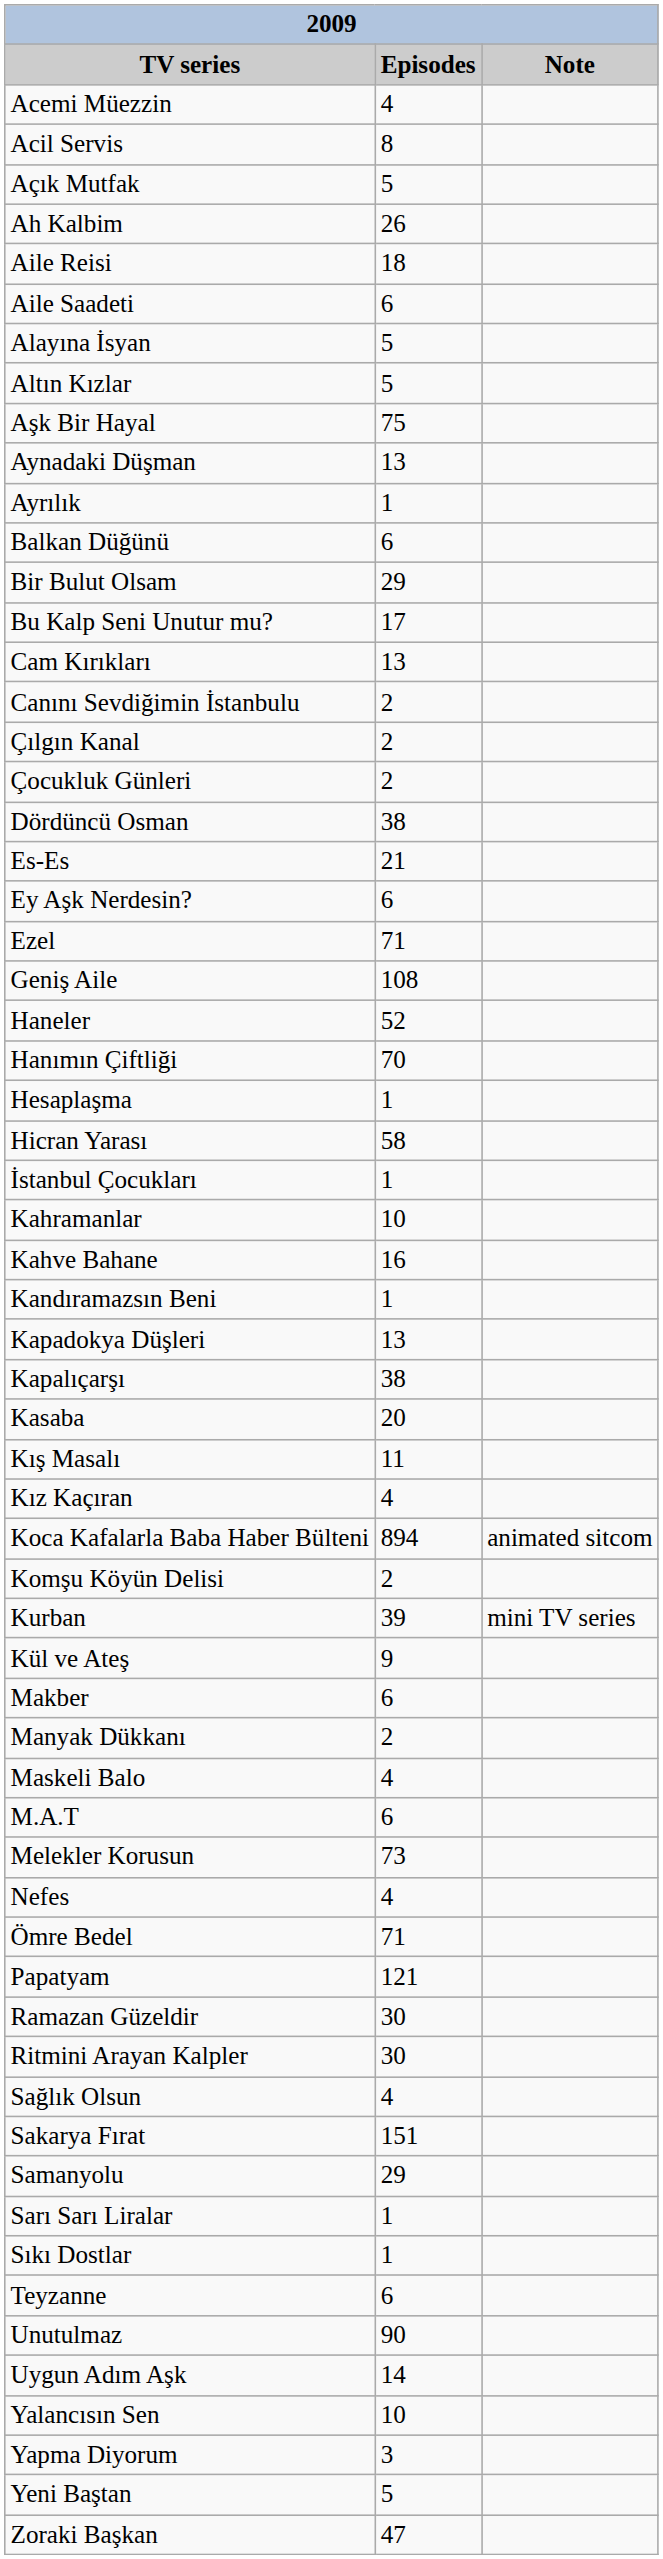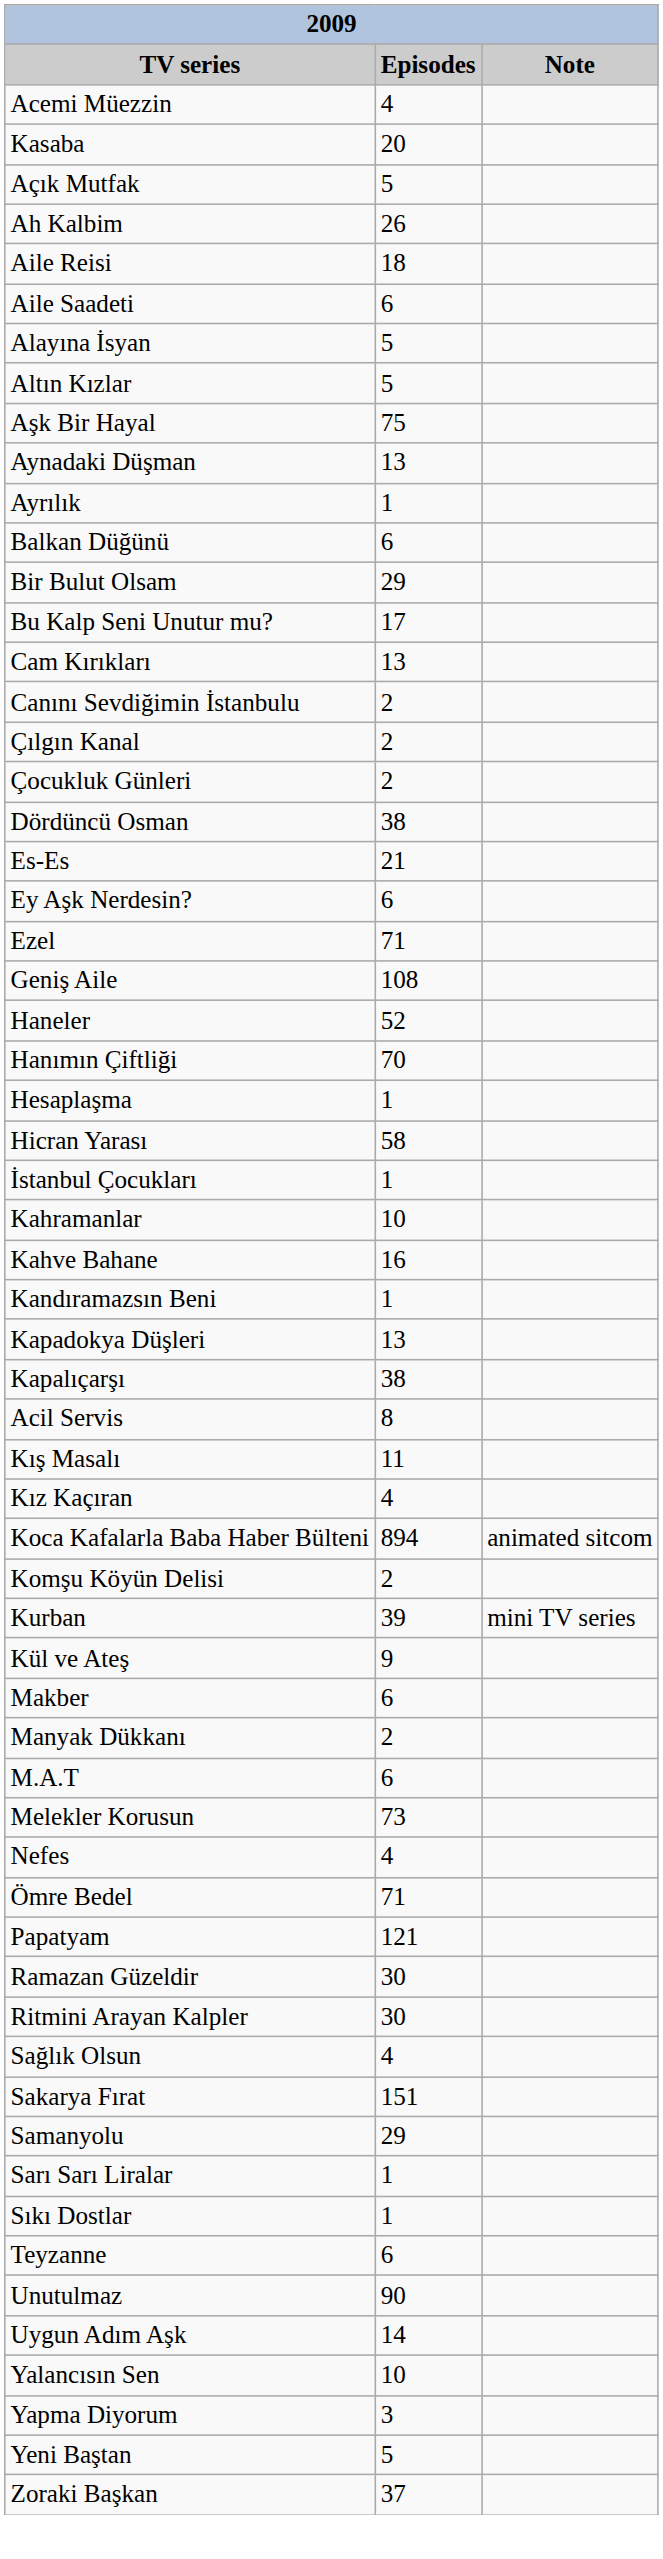rows swapped: (67, 143) <-> (48, 1418)
- row: (78, 1777)
(393, 2534) 47 -> (393, 2494) 37
